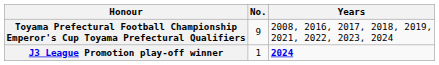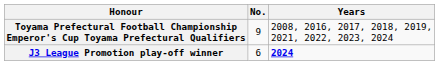(258, 53) 1 -> (258, 53) 6
